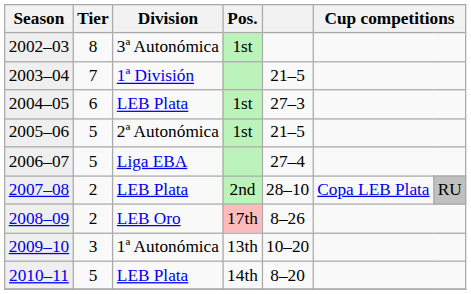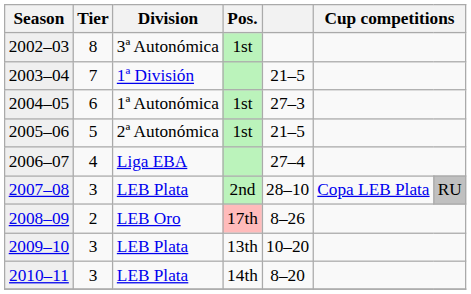(153, 103) LEB Plata -> (168, 103) 1ª Autonómica
(93, 160) 5 -> (93, 160) 4
(93, 189) 2 -> (93, 189) 3
(168, 246) 1ª Autonómica -> (153, 246) LEB Plata
(93, 274) 5 -> (93, 274) 3
